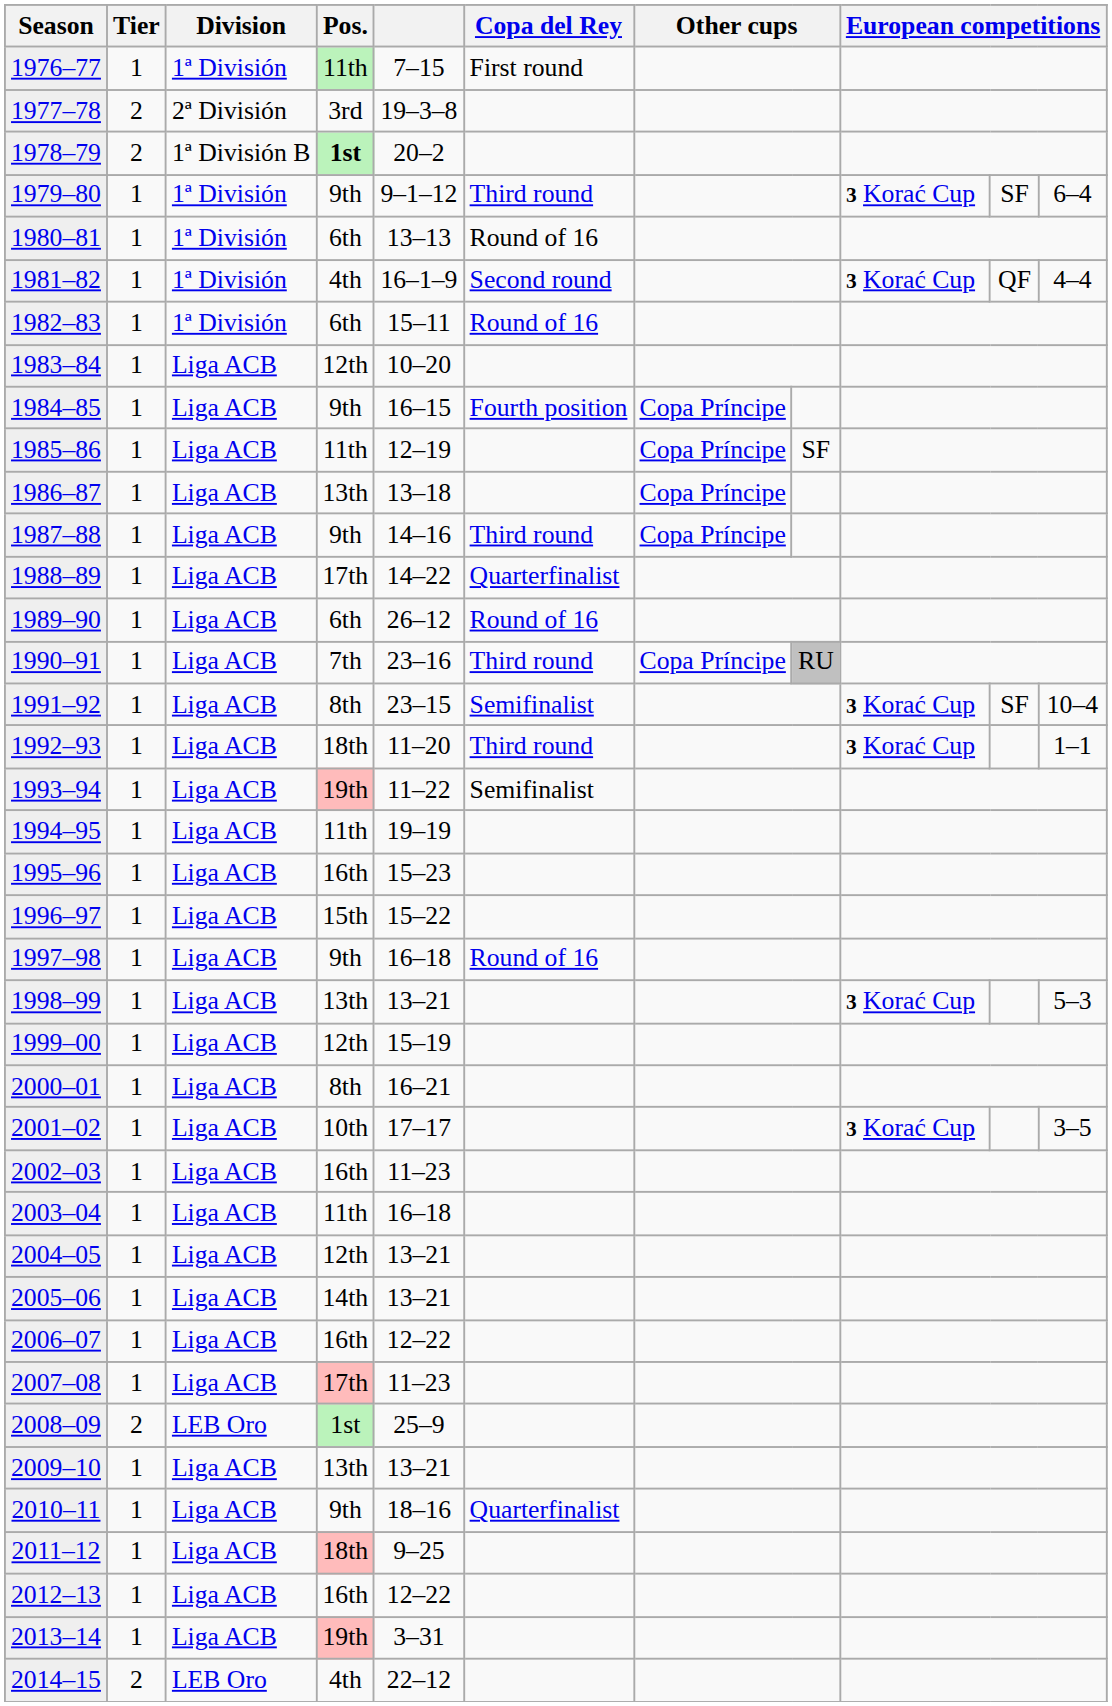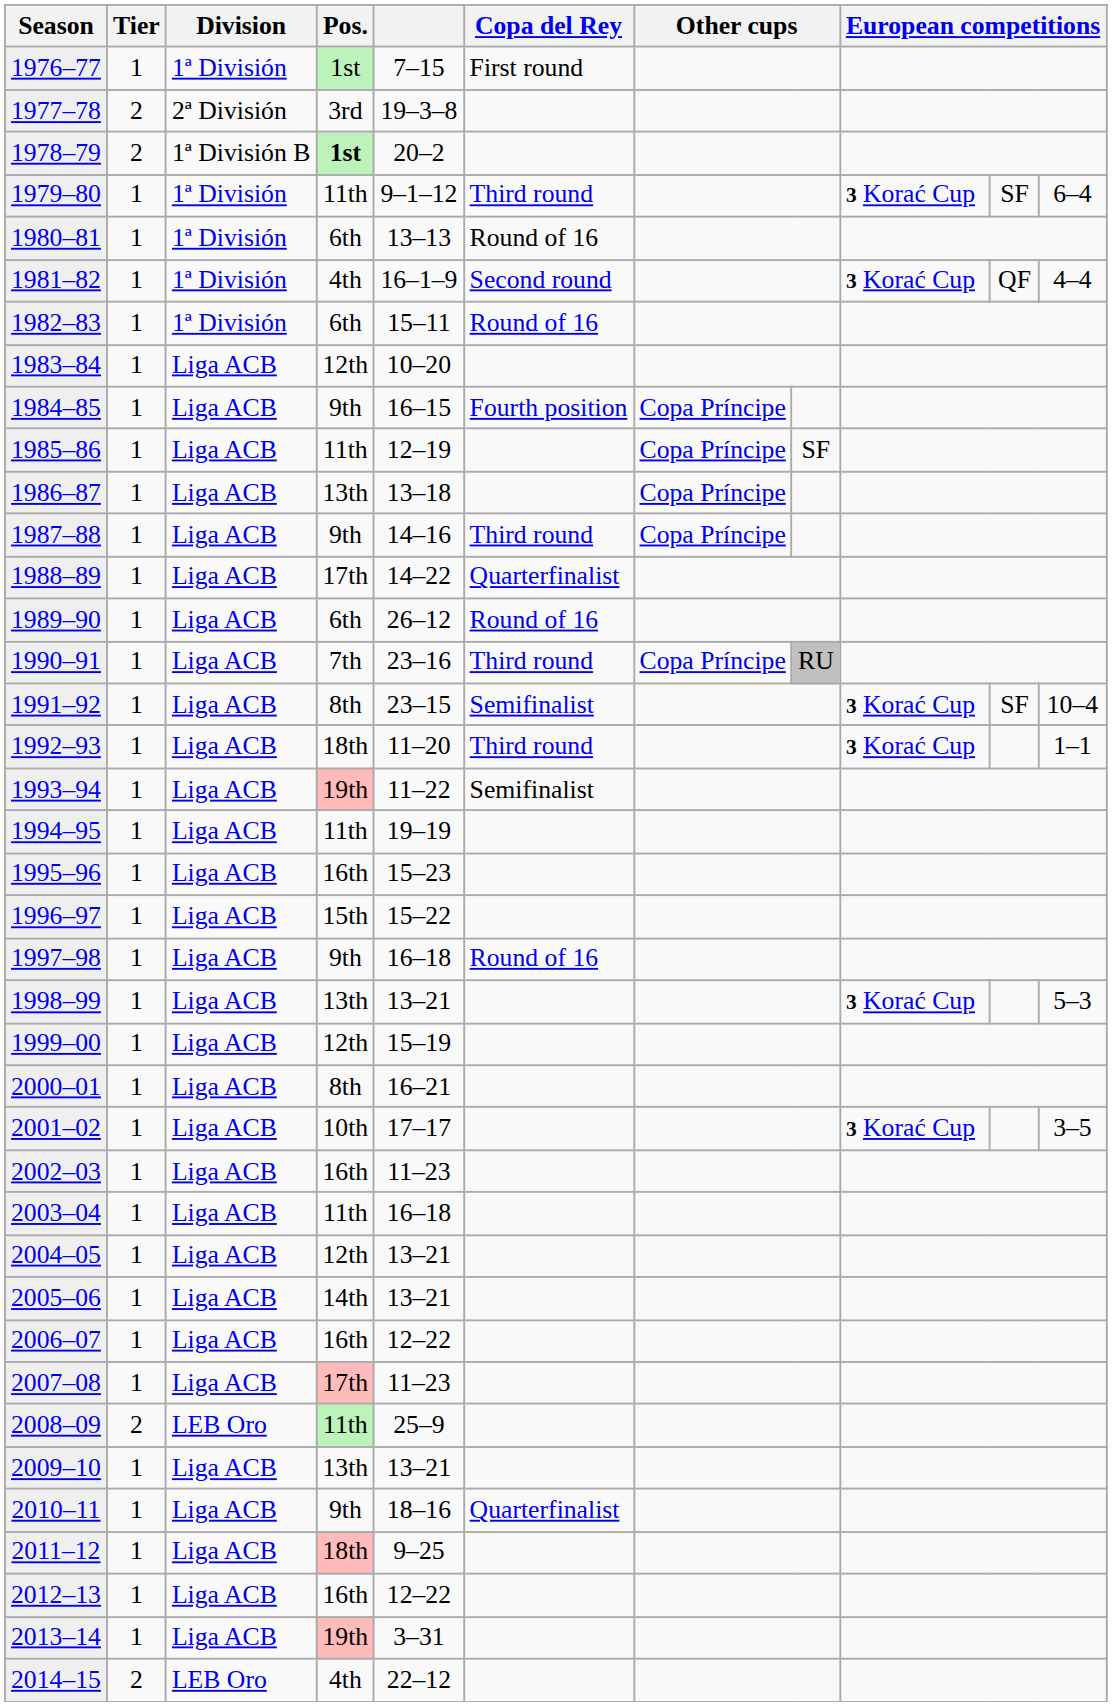(345, 67) 11th -> (345, 67) 1st
(345, 194) 9th -> (345, 194) 11th
(345, 1424) 1st -> (345, 1424) 11th
